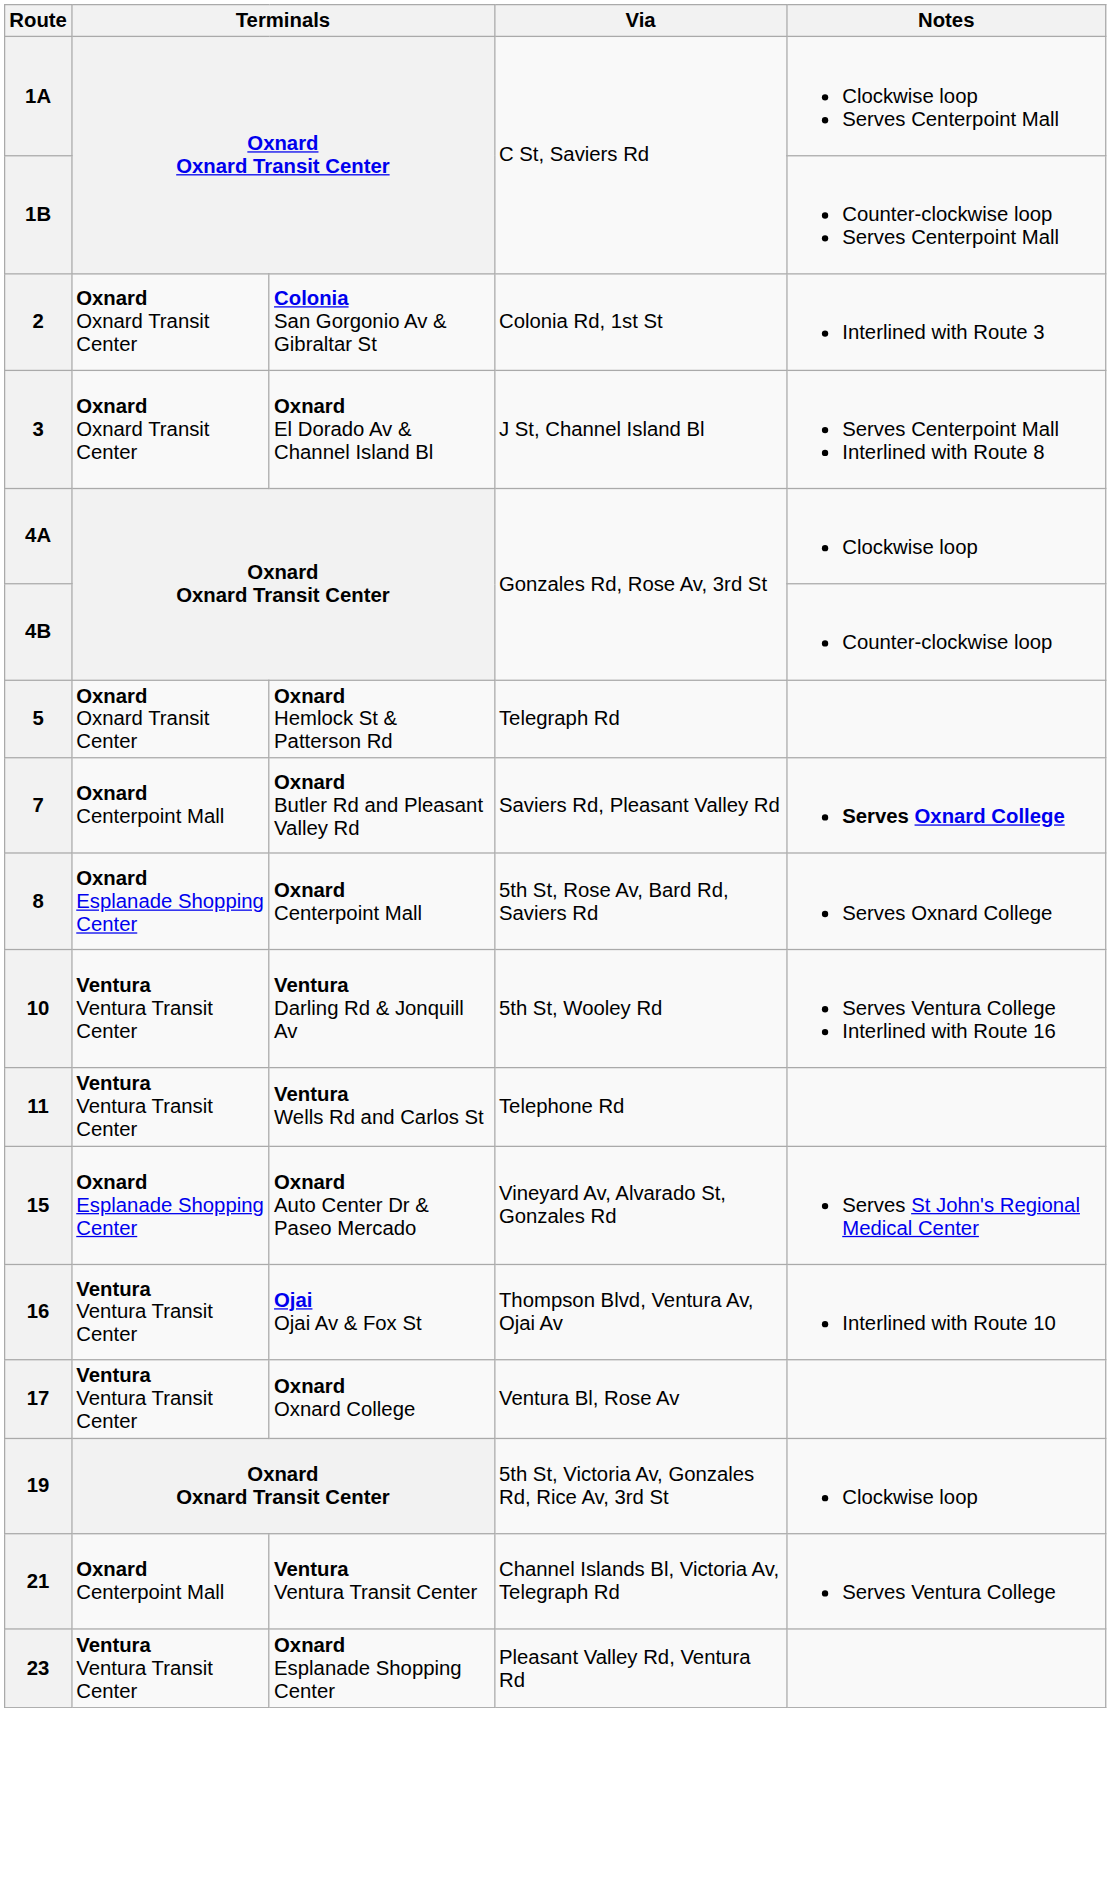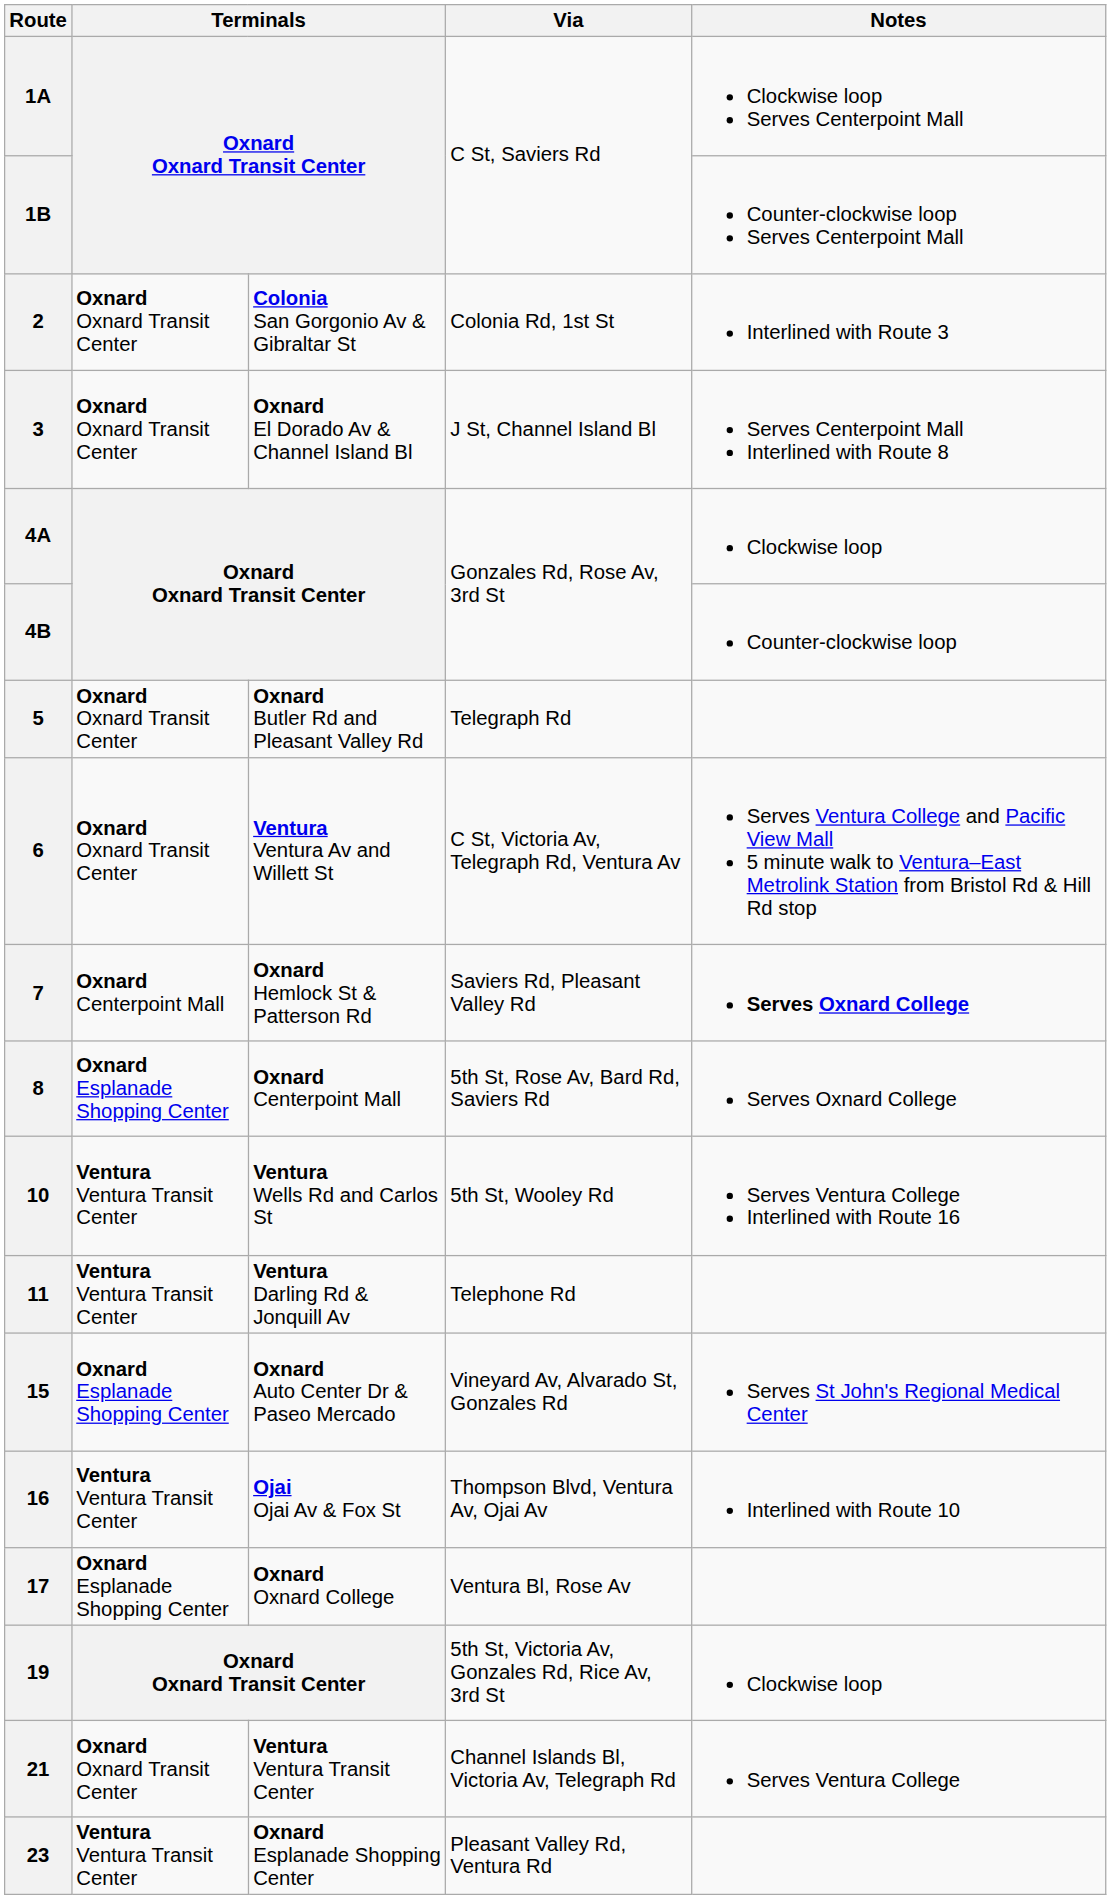(336, 718) Oxnard Hemlock St & Patterson Rd -> (338, 718) Oxnard Butler Rd and Pleasant Valley Rd
+ row: (38, 851)
(379, 805) Oxnard Butler Rd and Pleasant Valley Rd -> (315, 992) Oxnard Hemlock St & Patterson Rd
(369, 1008) Ventura Darling Rd & Jonquill Av -> (346, 1195) Ventura Wells Rd and Carlos St
(379, 1106) Ventura Wells Rd and Carlos St -> (311, 1293) Ventura Darling Rd & Jonquill Av
(145, 1398) Ventura Ventura Transit Center -> (153, 1586) Oxnard Esplanade Shopping Center
(150, 1581) Oxnard Centerpoint Mall -> (143, 1768) Oxnard Oxnard Transit Center
